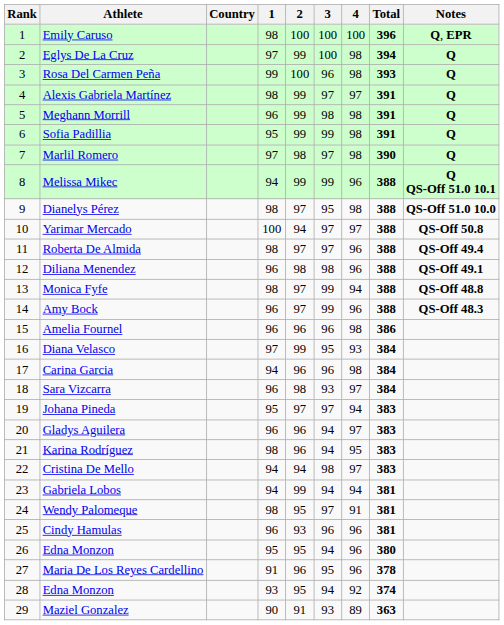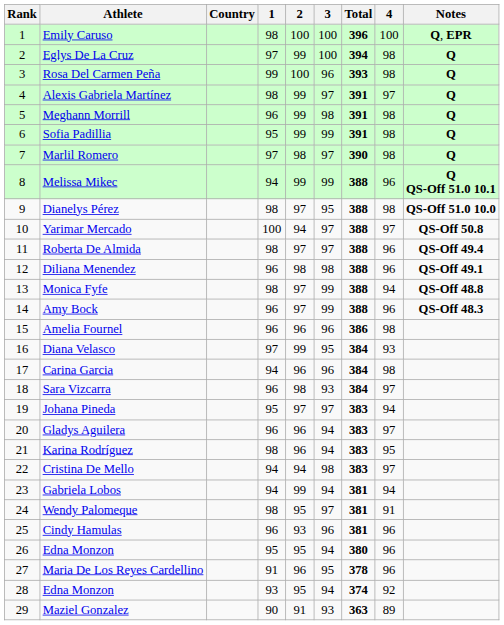columns swapped: (356, 14) <-> (386, 14)
